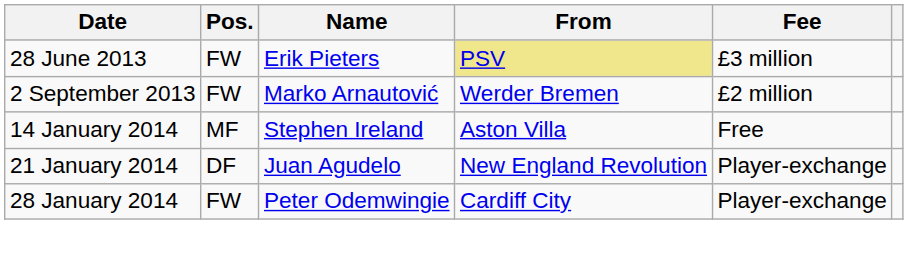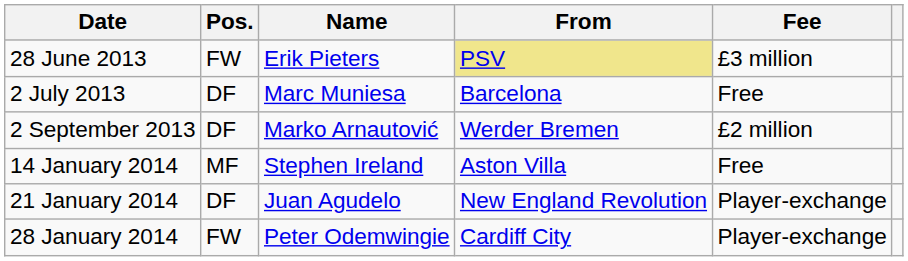+ row: (68, 93)
(223, 93) FW -> (221, 129) DF
